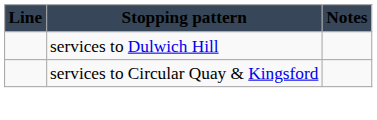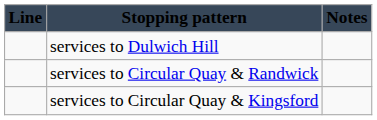+ row: (184, 73)
